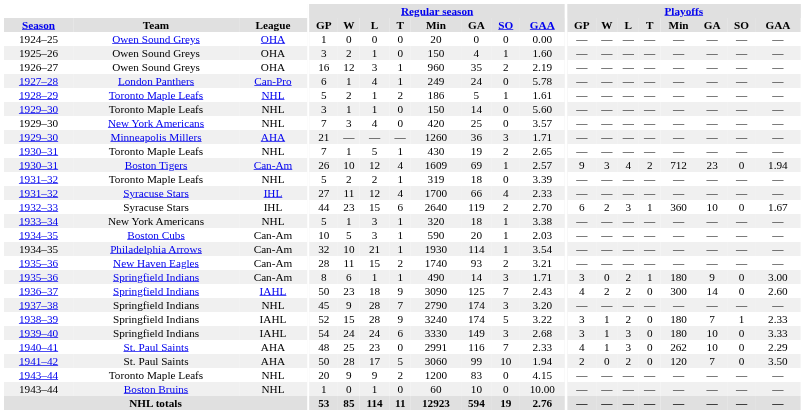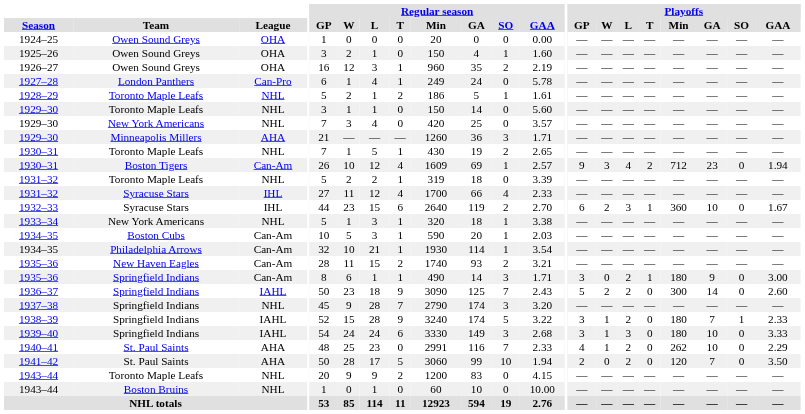(582, 291) 4 -> (582, 291) 5
(628, 347) 3 -> (628, 347) 2
